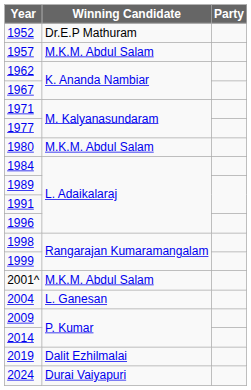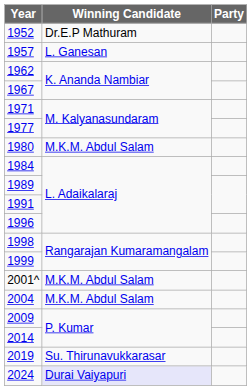(99, 52) M.K.M. Abdul Salam -> (76, 52) L. Ganesan
(76, 299) L. Ganesan -> (99, 299) M.K.M. Abdul Salam
(86, 356) Dalit Ezhilmalai -> (105, 356) Su. Thirunavukkarasar
(86, 375) no background -> (86, 375) lavender background
